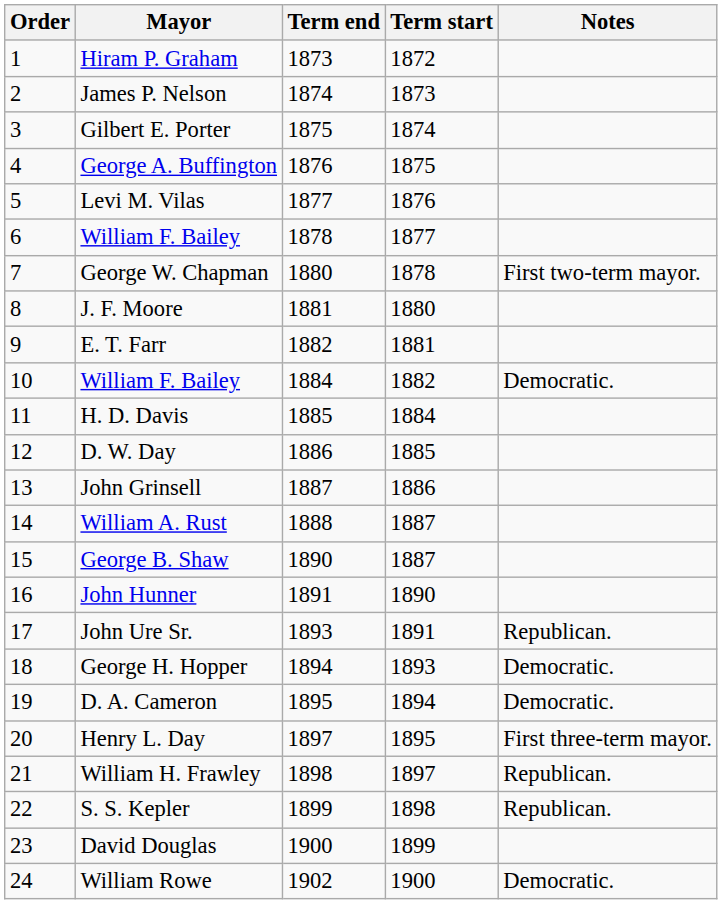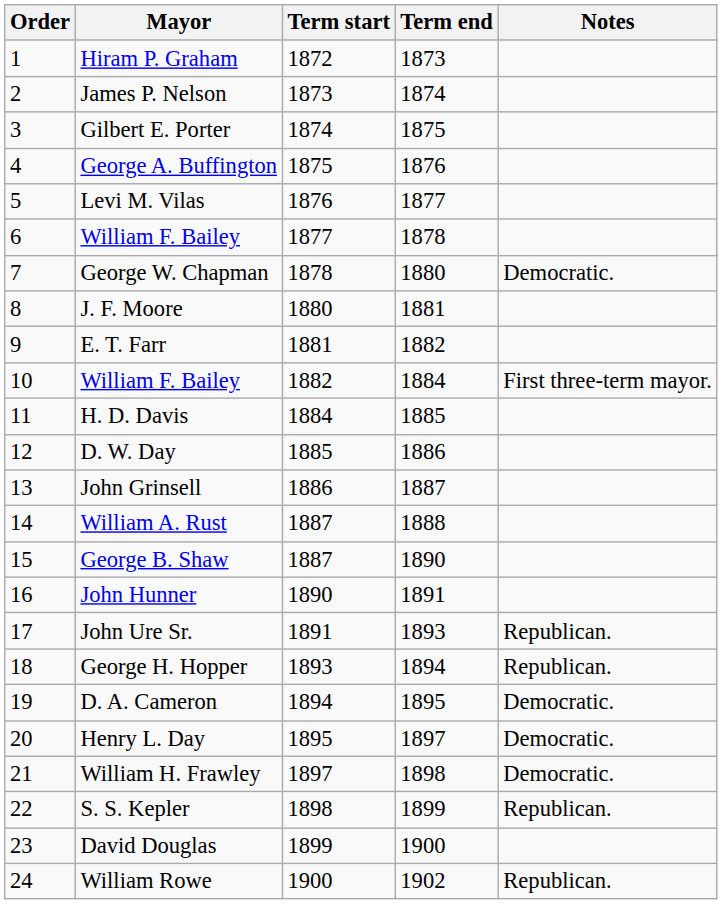columns swapped: (442, 22) <-> (334, 22)
(602, 272) First two-term mayor. -> (559, 272) Democratic.
(559, 380) Democratic. -> (608, 380) First three-term mayor.
(559, 666) Democratic. -> (557, 666) Republican.
(608, 737) First three-term mayor. -> (559, 737) Democratic.
(557, 773) Republican. -> (559, 773) Democratic.
(559, 881) Democratic. -> (557, 881) Republican.
